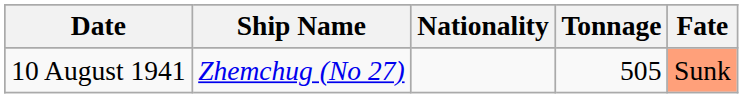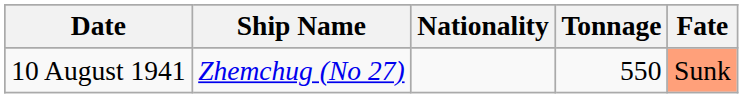(641, 69) 505 -> (641, 69) 550
